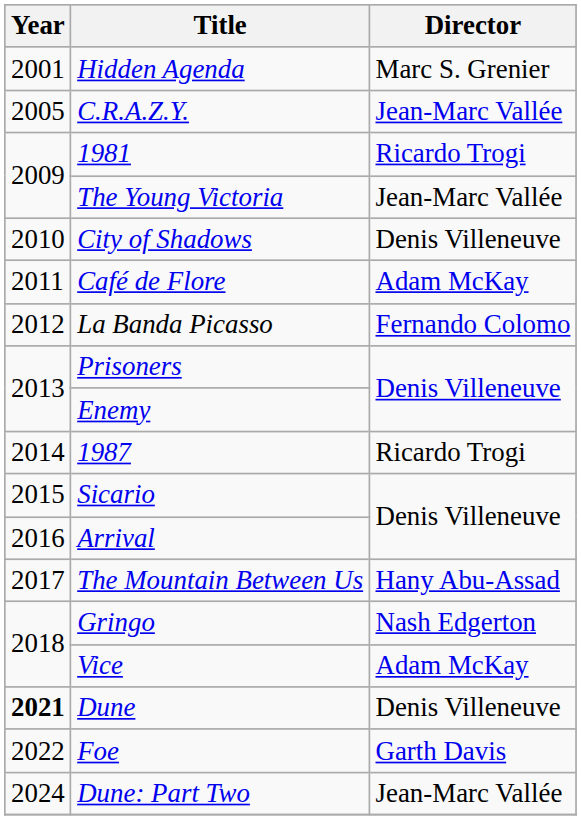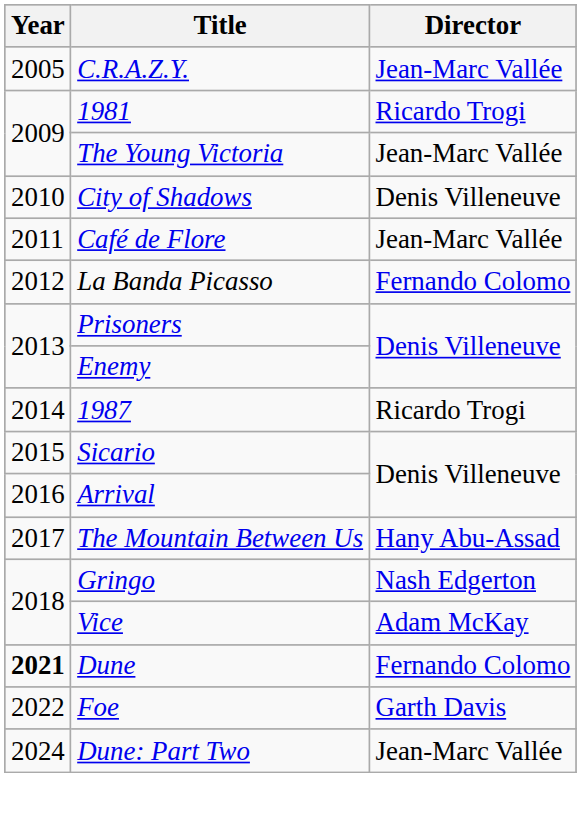- row: (161, 68)
(452, 281) Adam McKay -> (469, 238) Jean-Marc Vallée
(468, 707) Denis Villeneuve -> (473, 665) Fernando Colomo
